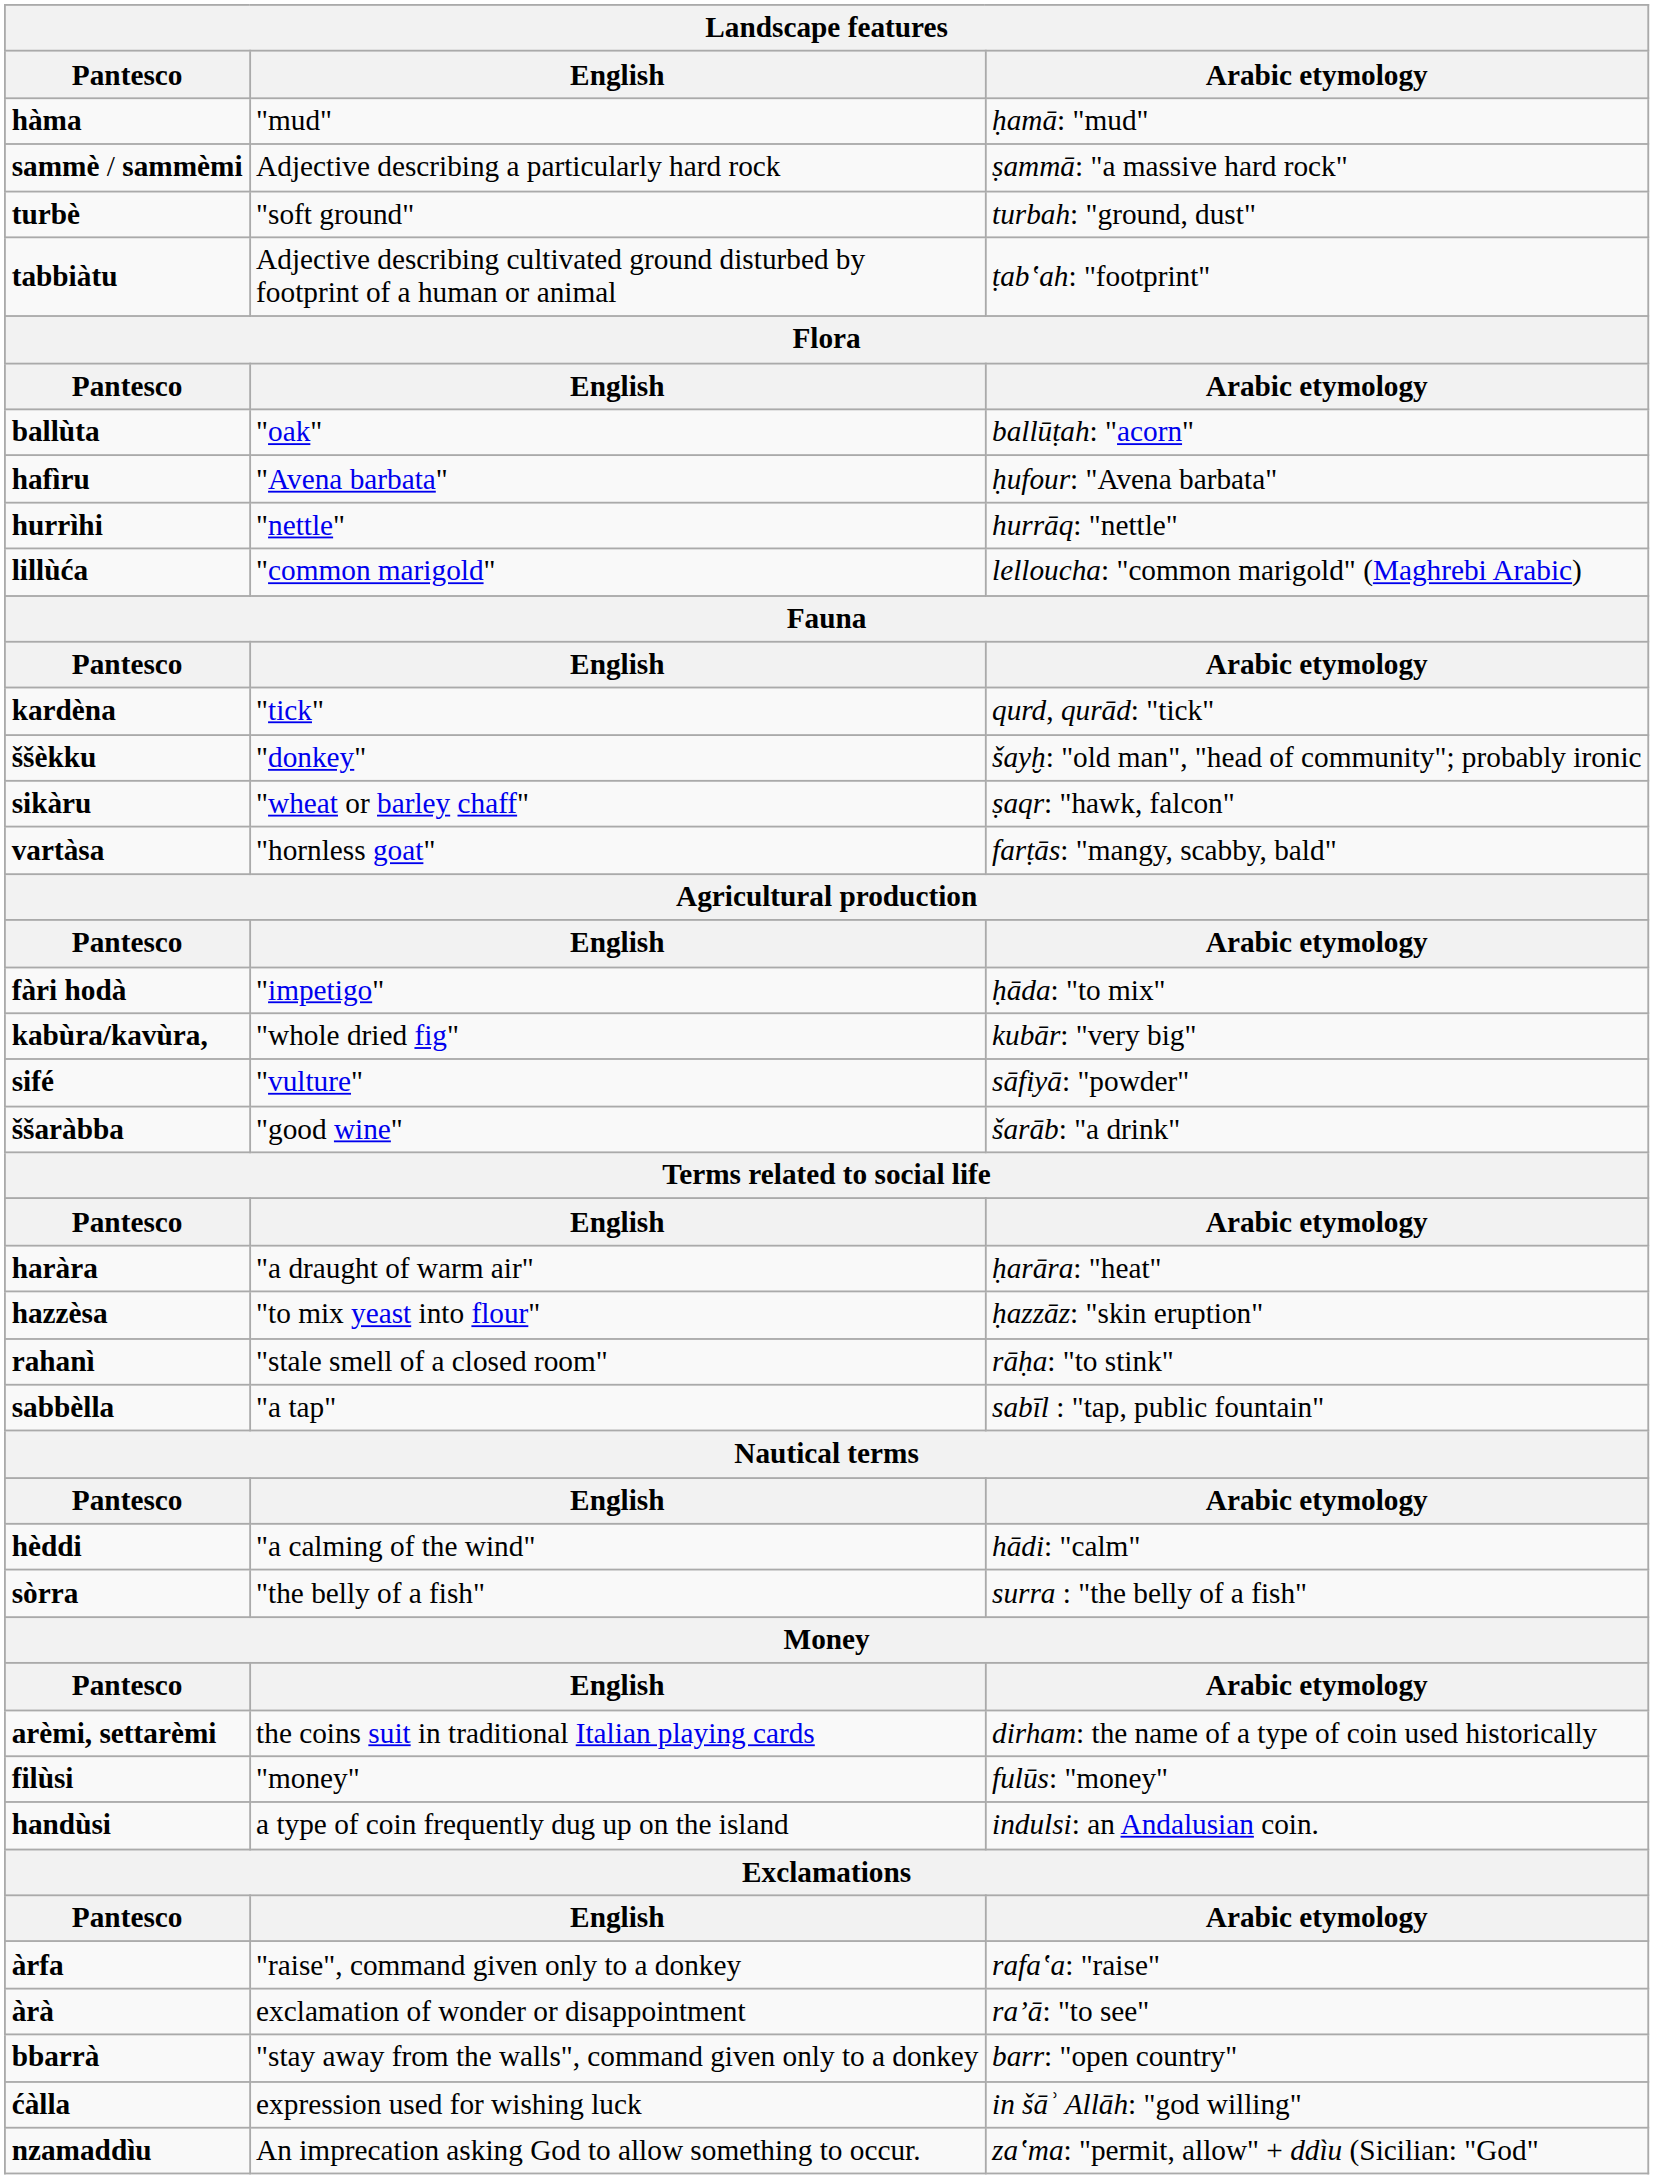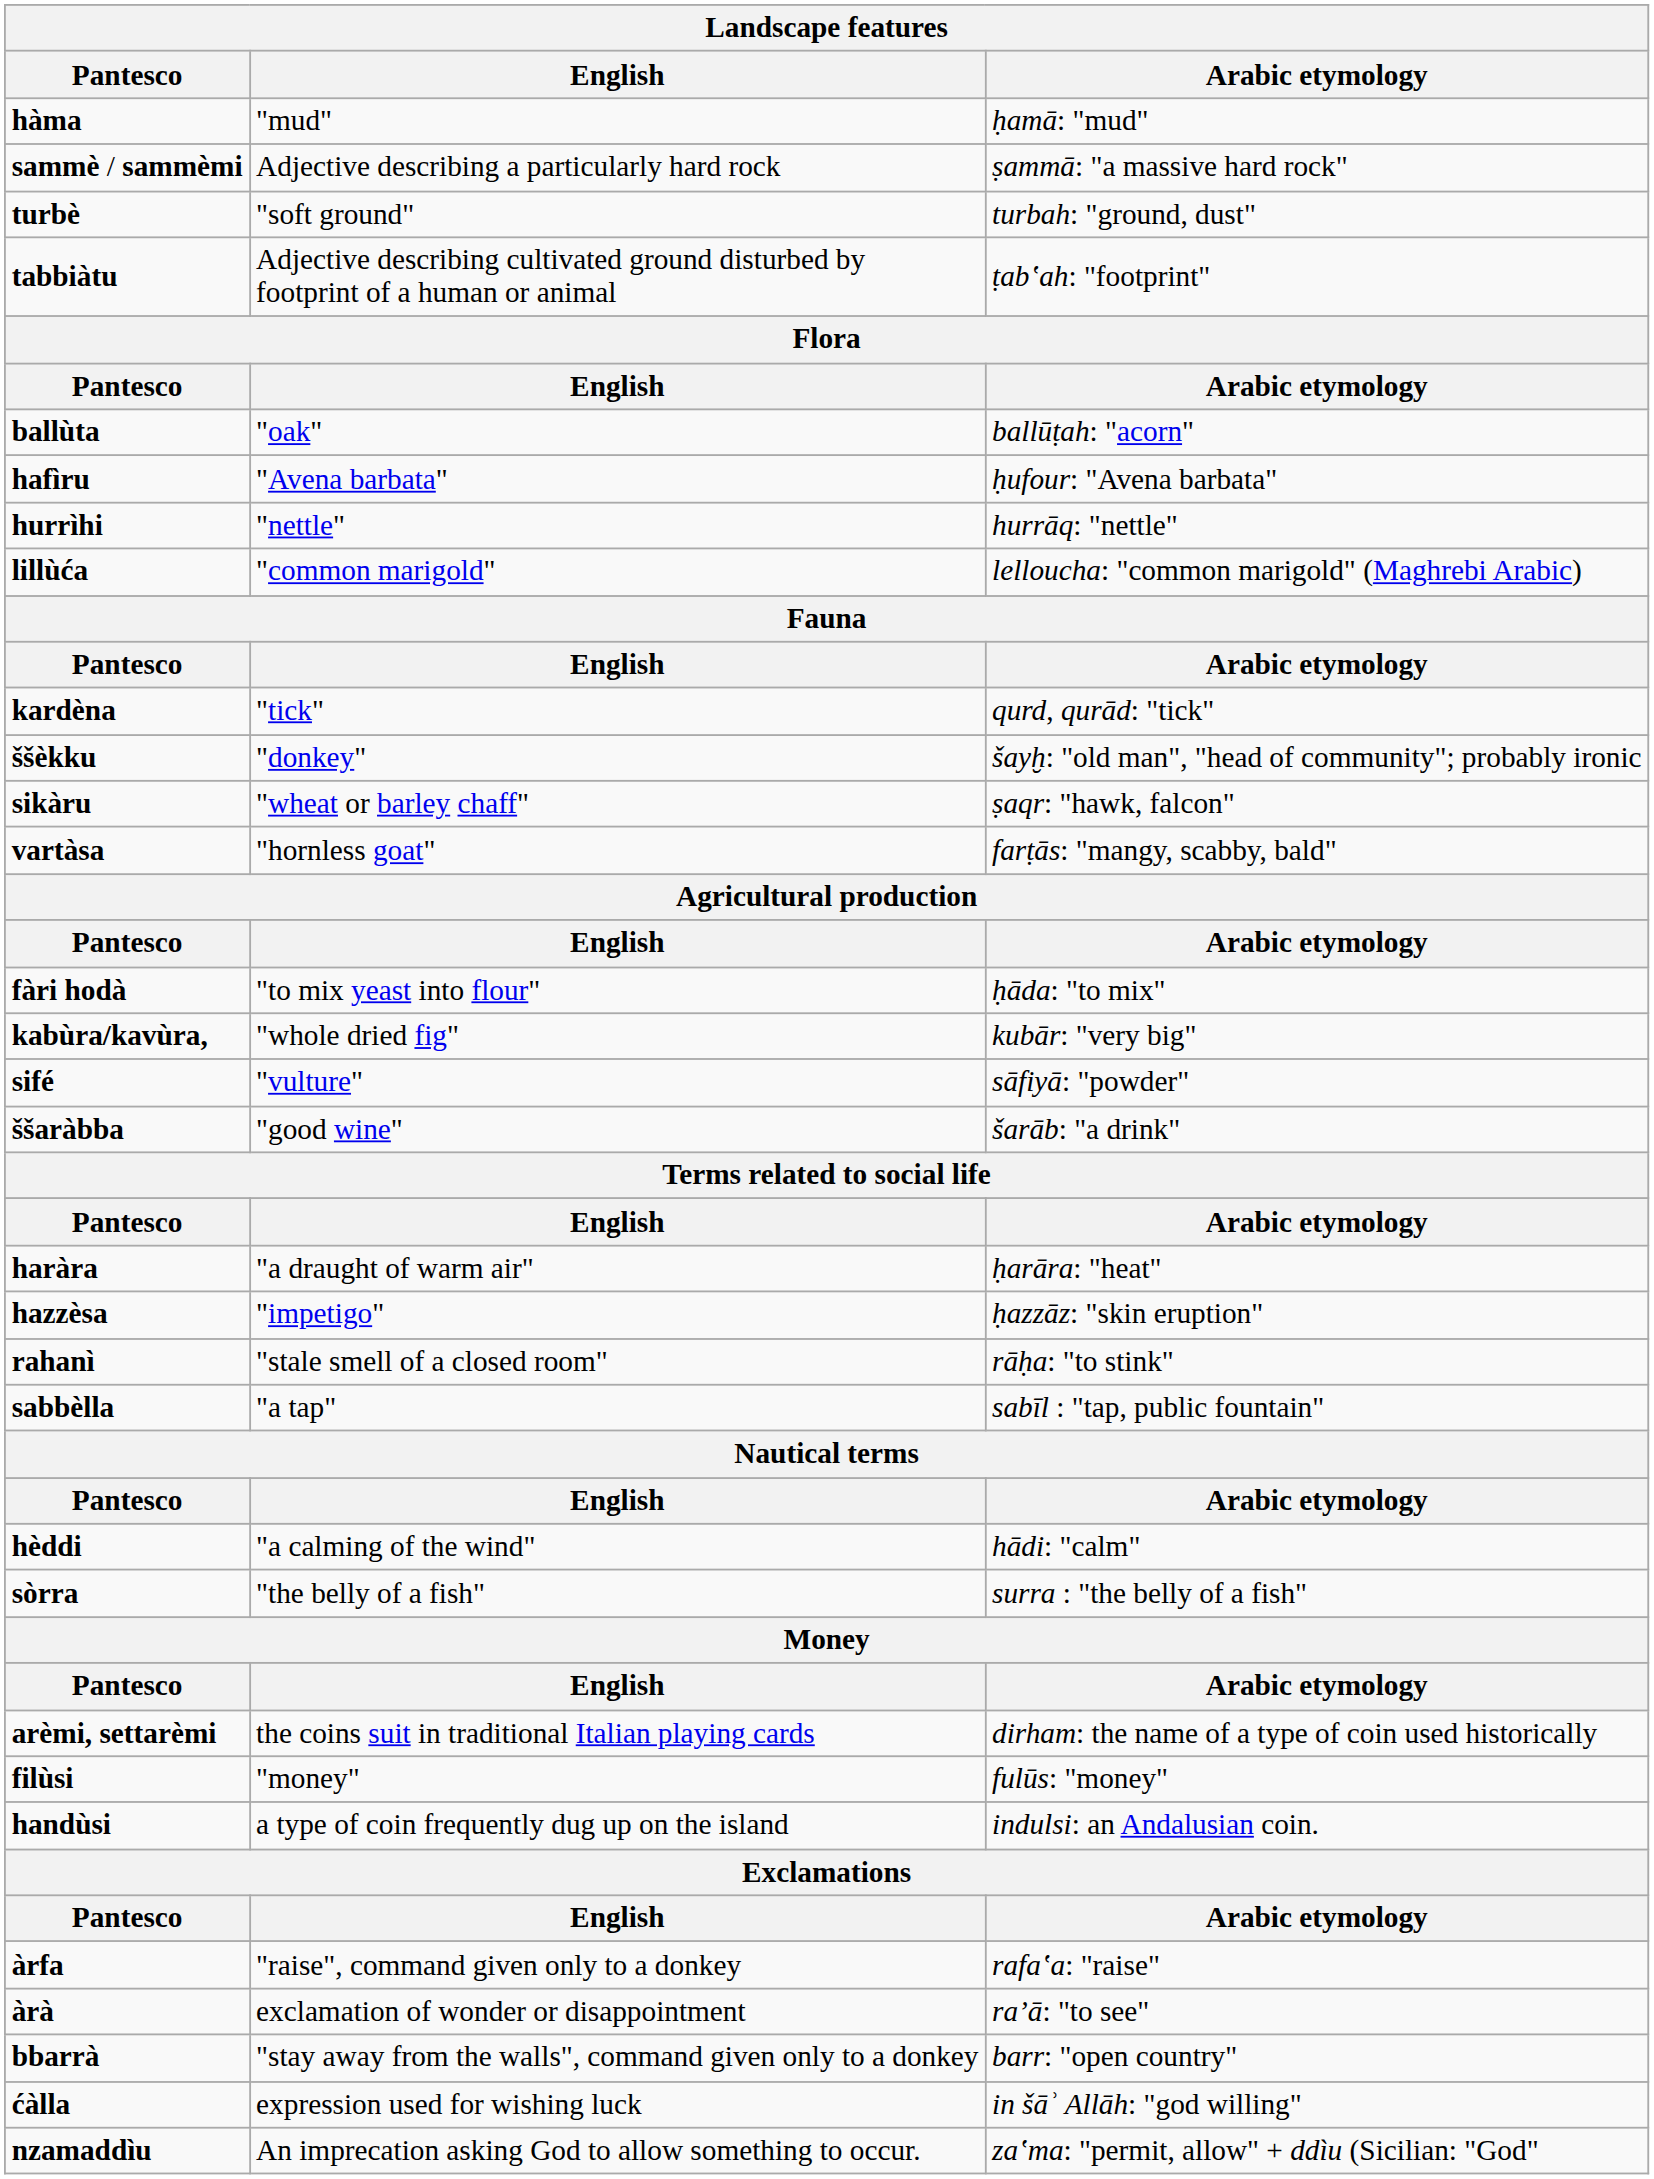(320, 989) "impetigo" -> (398, 989) "to mix yeast into flour"
(398, 1314) "to mix yeast into flour" -> (320, 1314) "impetigo"
